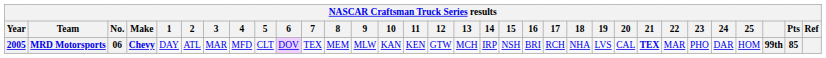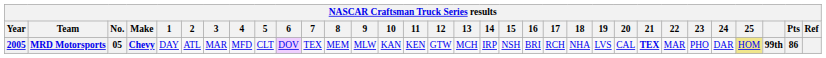(117, 45) 06 -> (117, 45) 05
(749, 45) no background -> (749, 45) khaki background
(794, 45) 85 -> (794, 45) 86
